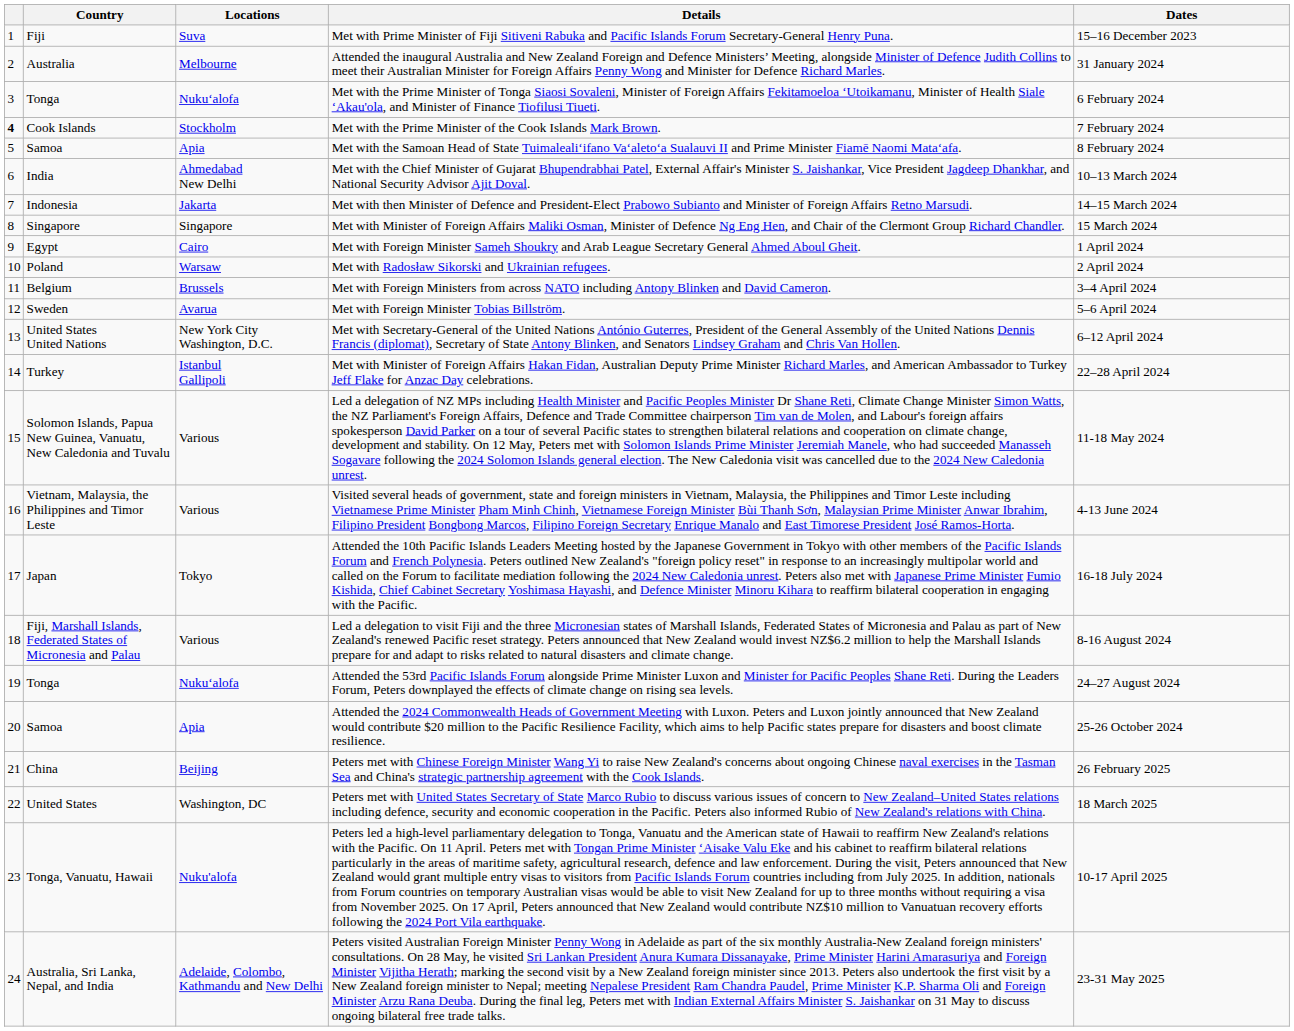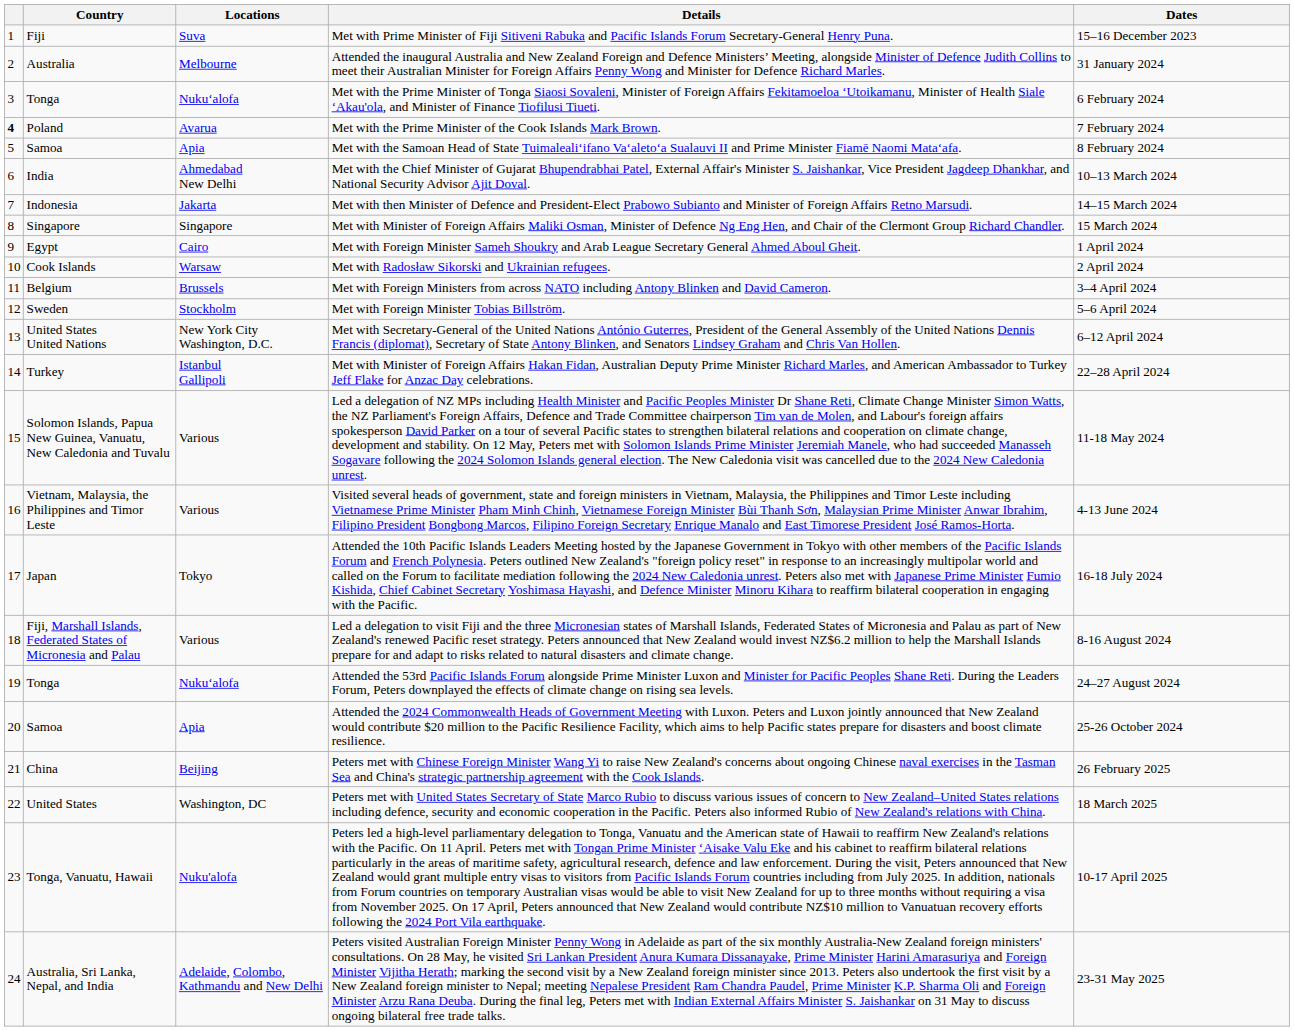(61, 127) Cook Islands -> (45, 127) Poland
(208, 127) Stockholm -> (198, 127) Avarua
(45, 267) Poland -> (61, 267) Cook Islands
(198, 308) Avarua -> (208, 308) Stockholm
